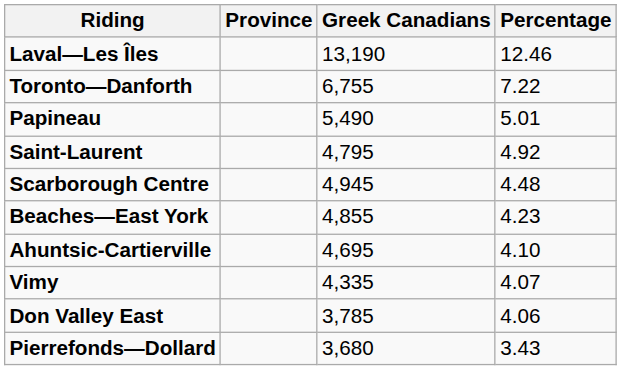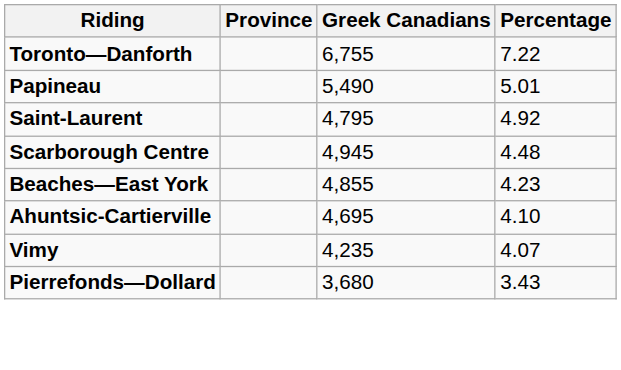- row: (84, 53)
(348, 282) 4,335 -> (348, 250) 4,235
- row: (86, 315)
